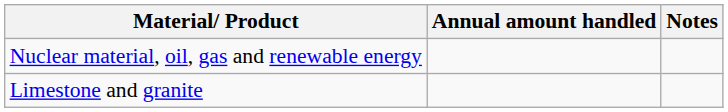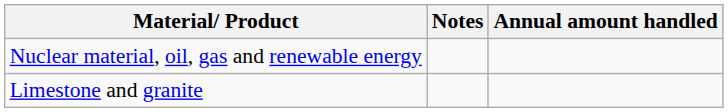columns swapped: (544, 21) <-> (692, 21)
